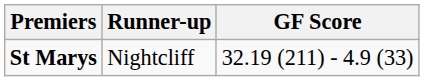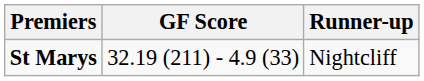columns swapped: (318, 22) <-> (159, 22)
